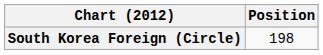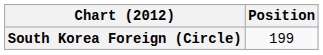(282, 39) 198 -> (282, 39) 199
